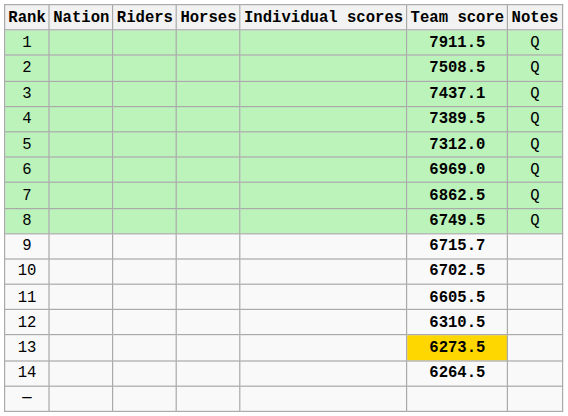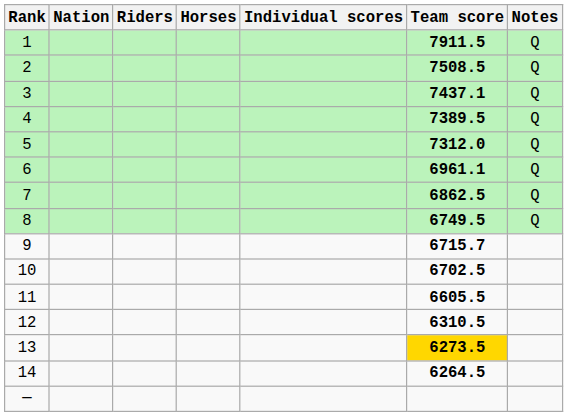(457, 170) 6969.0 -> (457, 170) 6961.1
